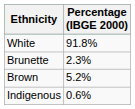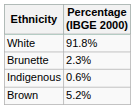rows swapped: (23, 78) <-> (34, 95)
